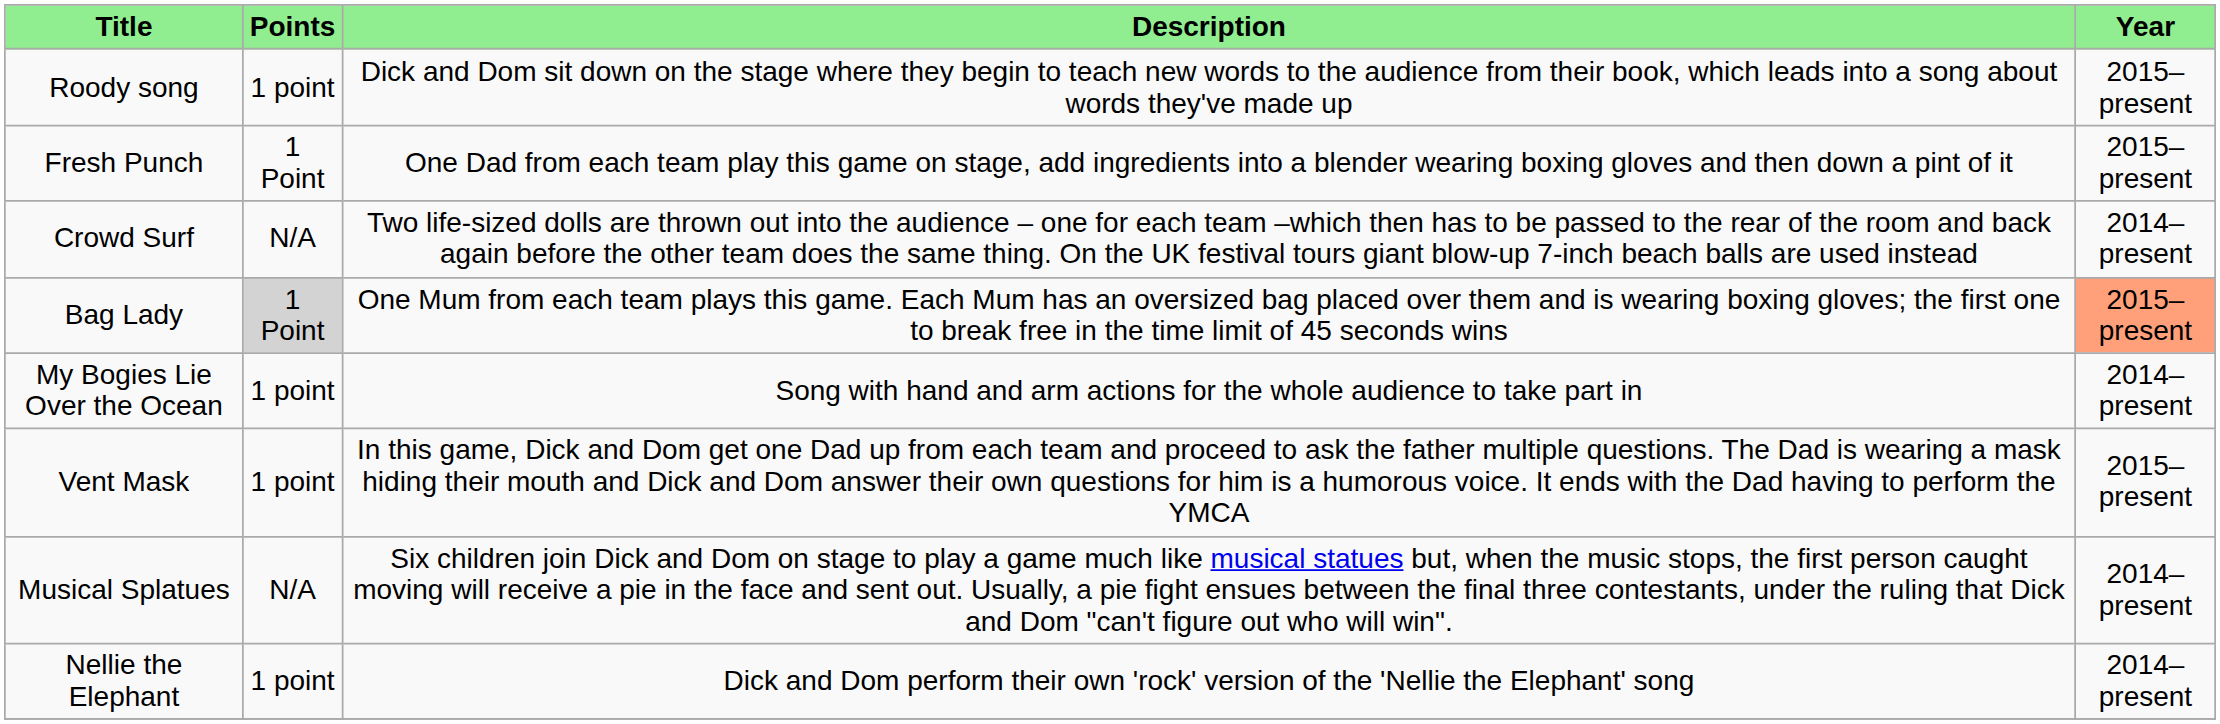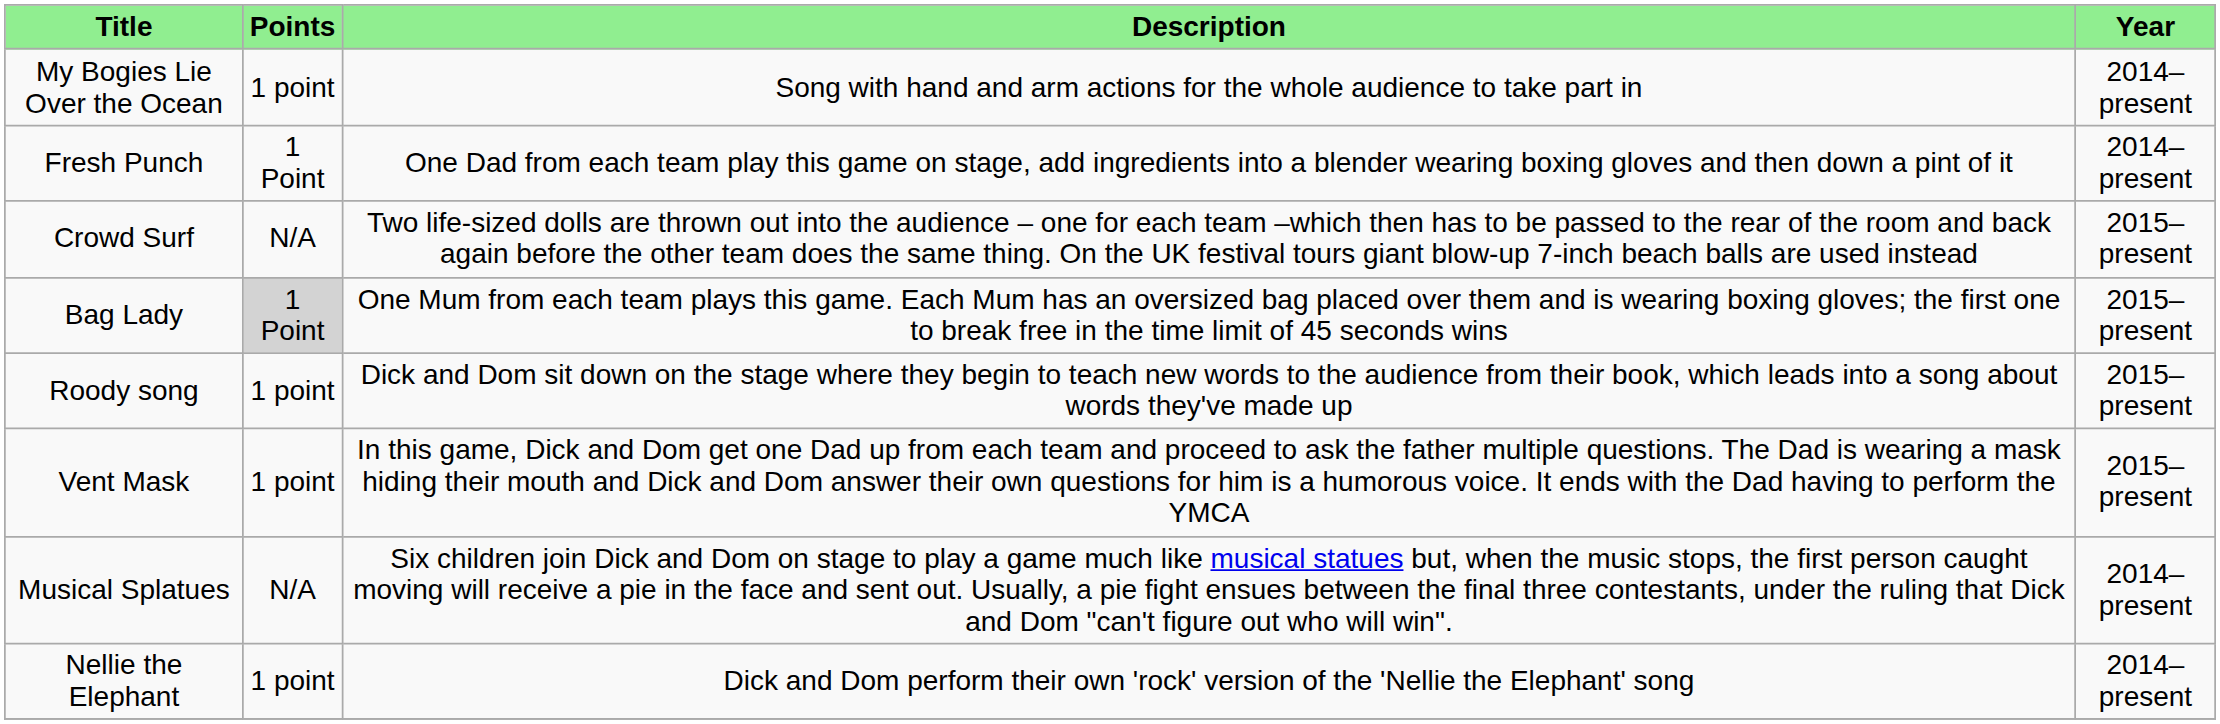rows swapped: (124, 390) <-> (124, 86)
(2145, 162) 2015–present -> (2145, 162) 2014–present
(2145, 238) 2014–present -> (2145, 238) 2015–present
(2145, 314) lightsalmon background -> (2145, 314) no background
